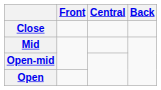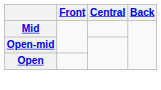- row: (31, 28)
